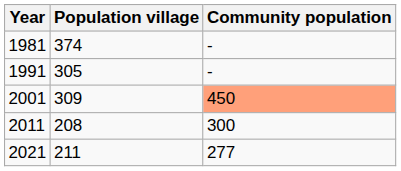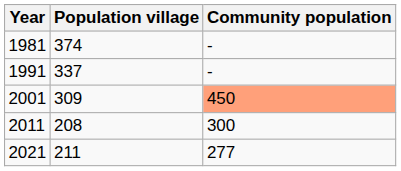(68, 71) 305 -> (68, 71) 337
